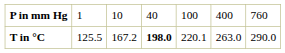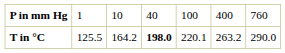(124, 37) 167.2 -> (124, 37) 164.2
(229, 37) 263.0 -> (229, 37) 263.2
